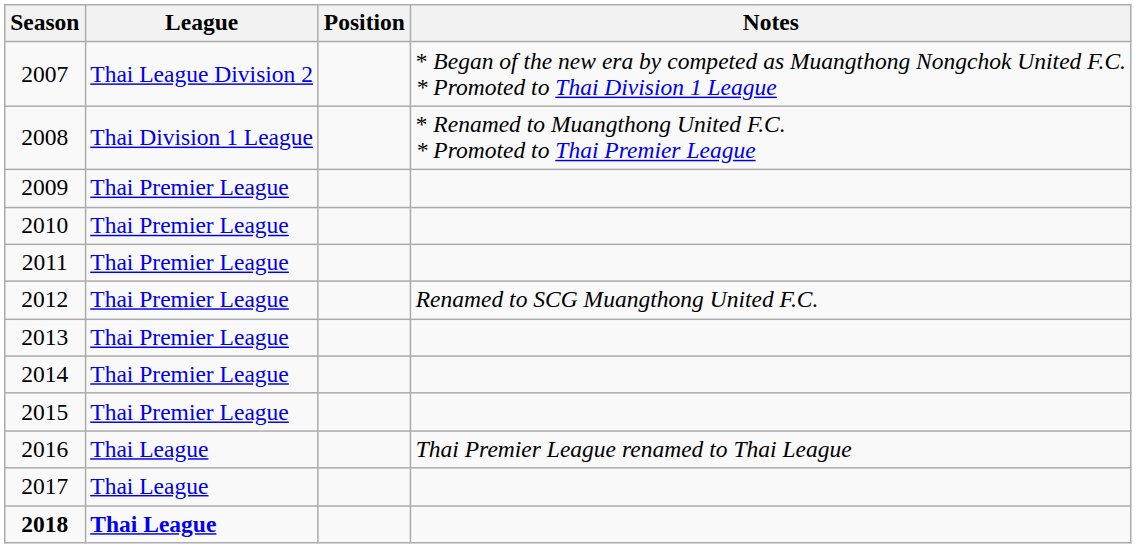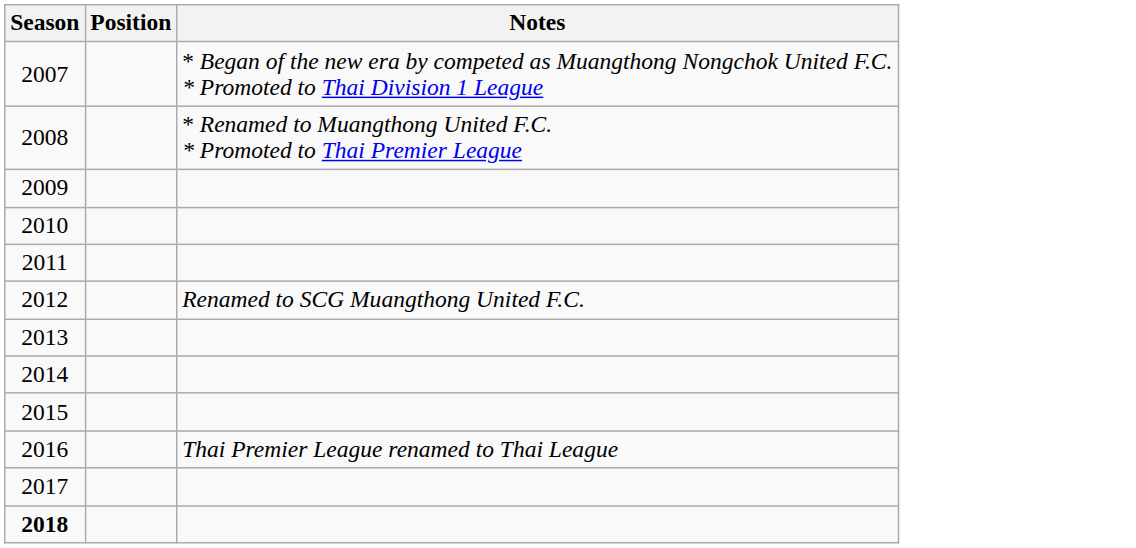- column: (202, 23)
